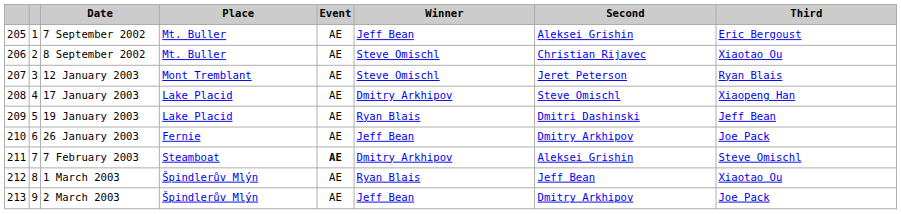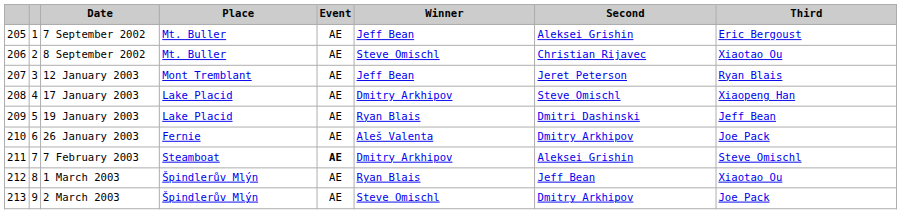(398, 76) Steve Omischl -> (385, 76) Jeff Bean
(385, 137) Jeff Bean -> (395, 137) Aleš Valenta
(385, 198) Jeff Bean -> (398, 198) Steve Omischl
